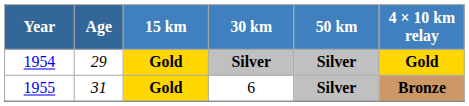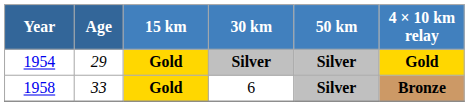(39, 88) 1955 -> (39, 88) 1958
(99, 88) 31 -> (99, 88) 33
